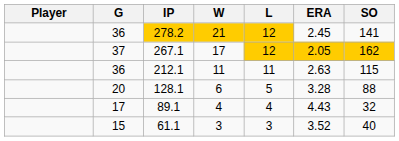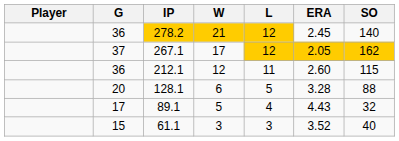(369, 32) 141 -> (369, 32) 140
(219, 70) 11 -> (219, 70) 12
(319, 70) 2.63 -> (319, 70) 2.60
(219, 107) 4 -> (219, 107) 5
